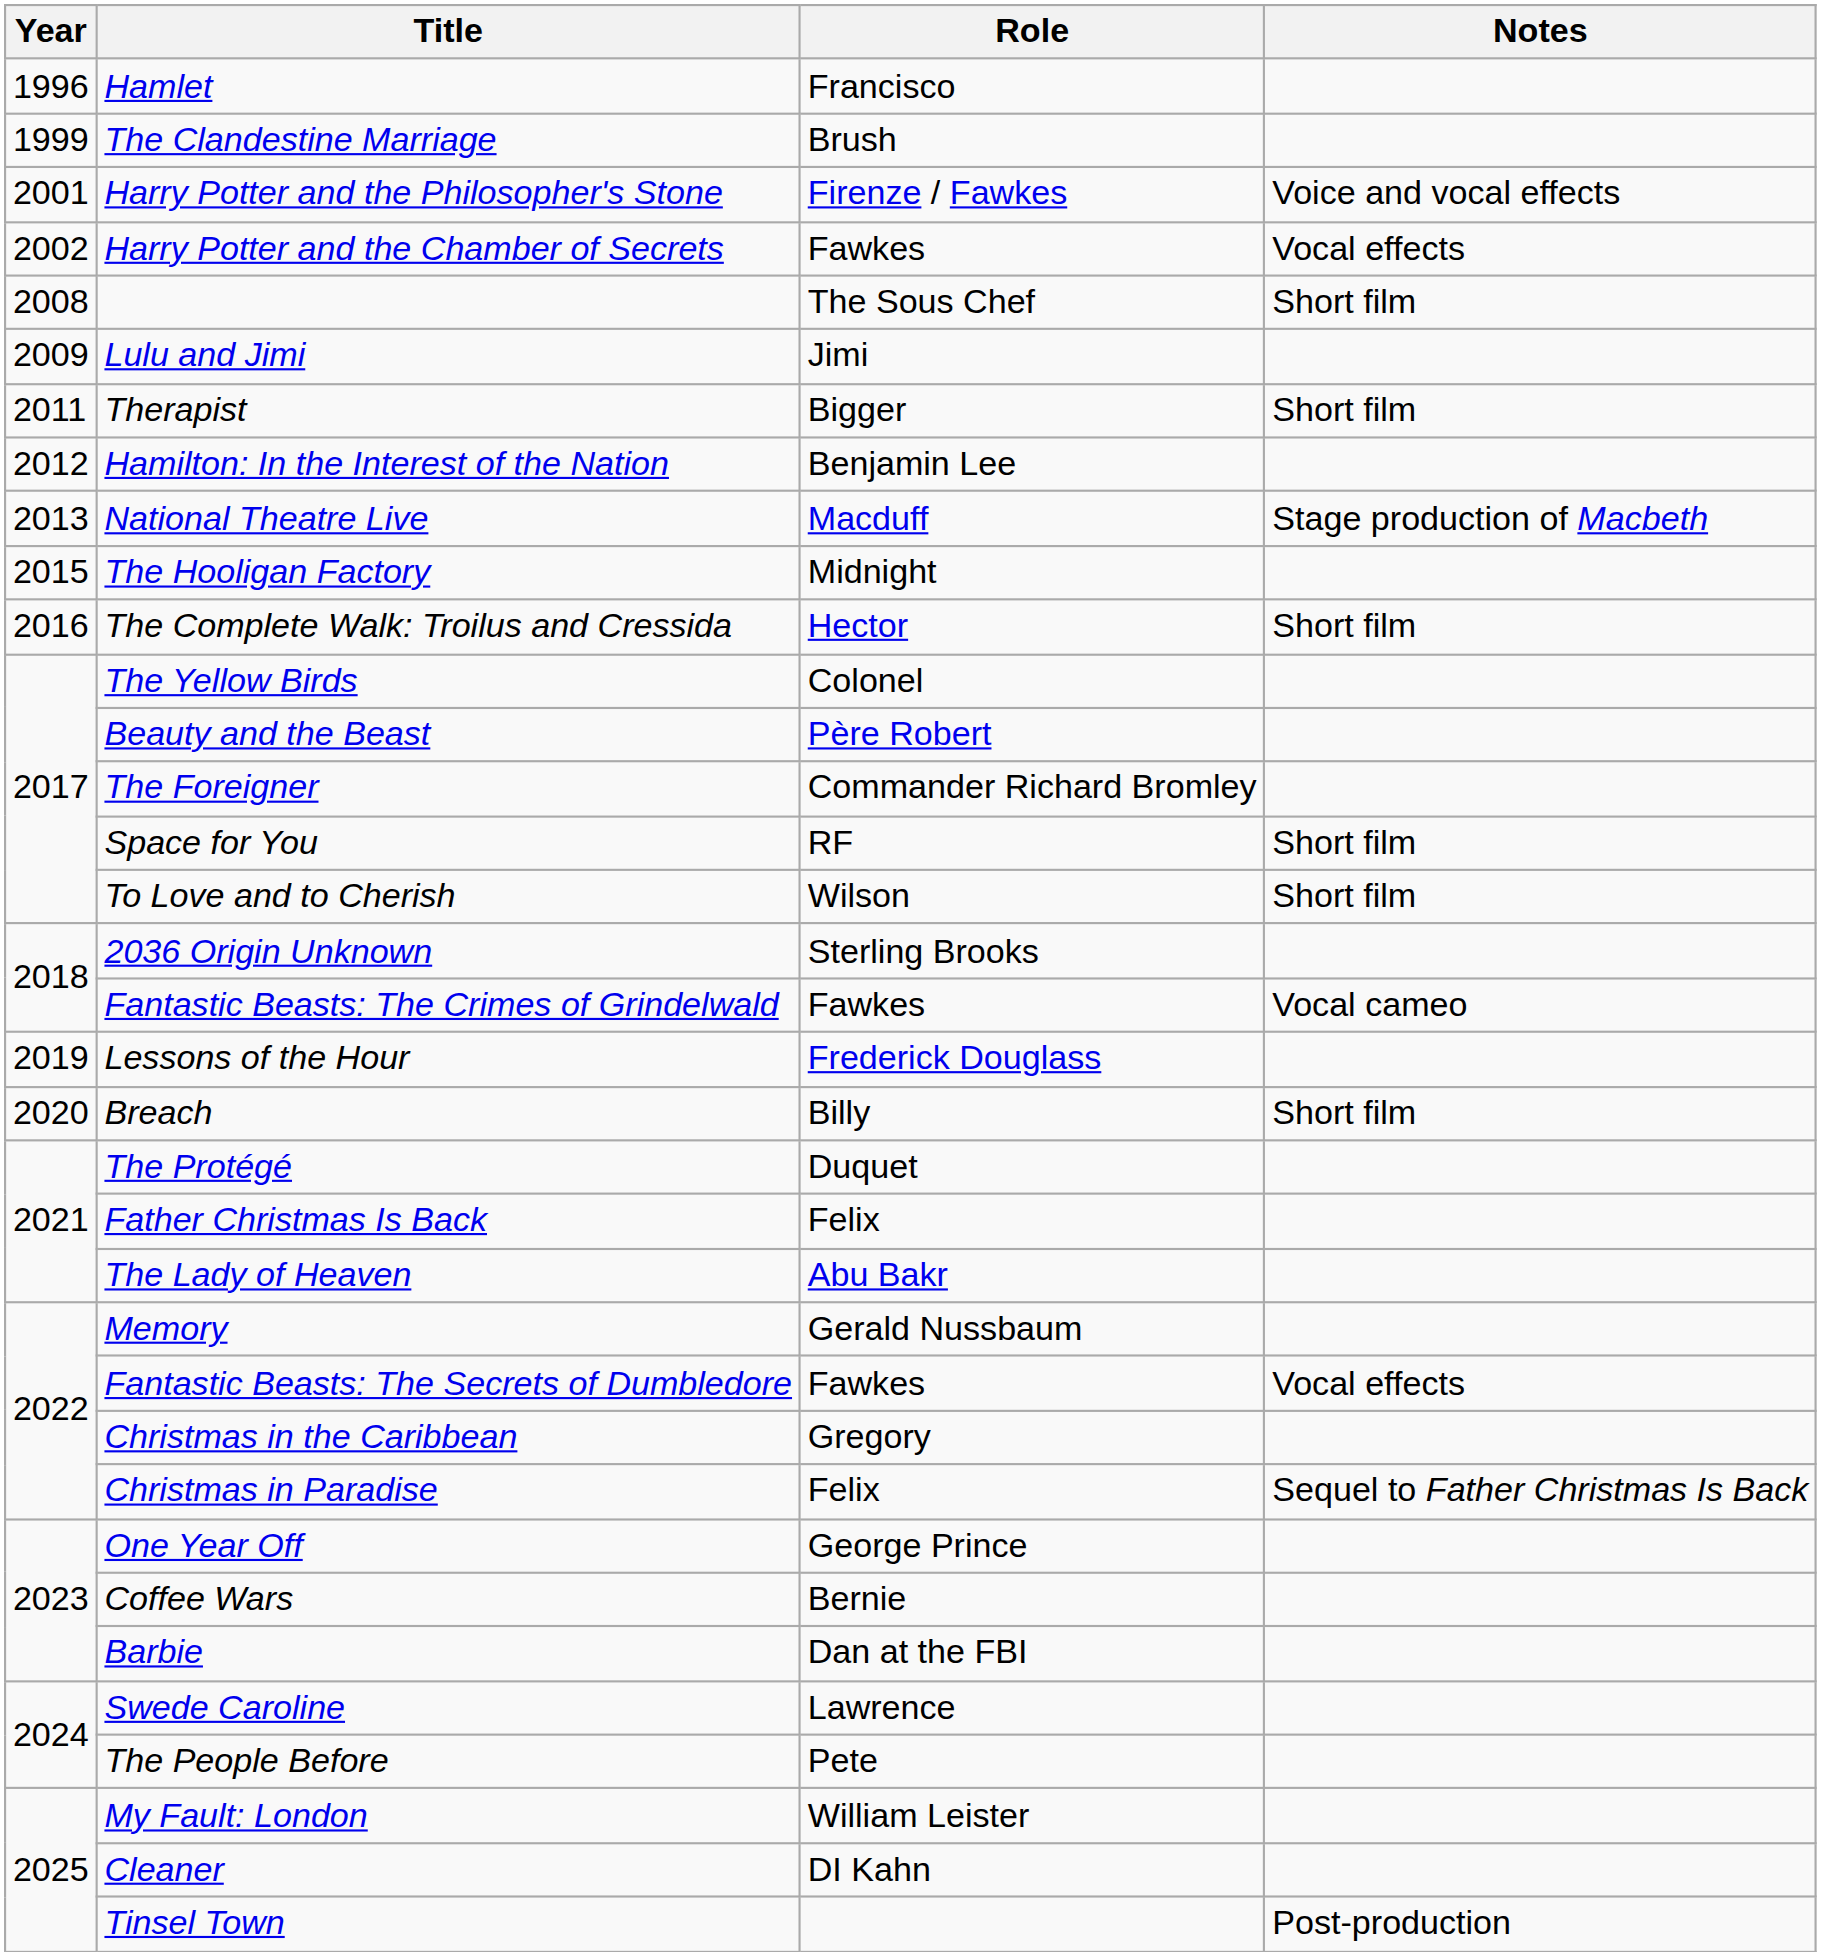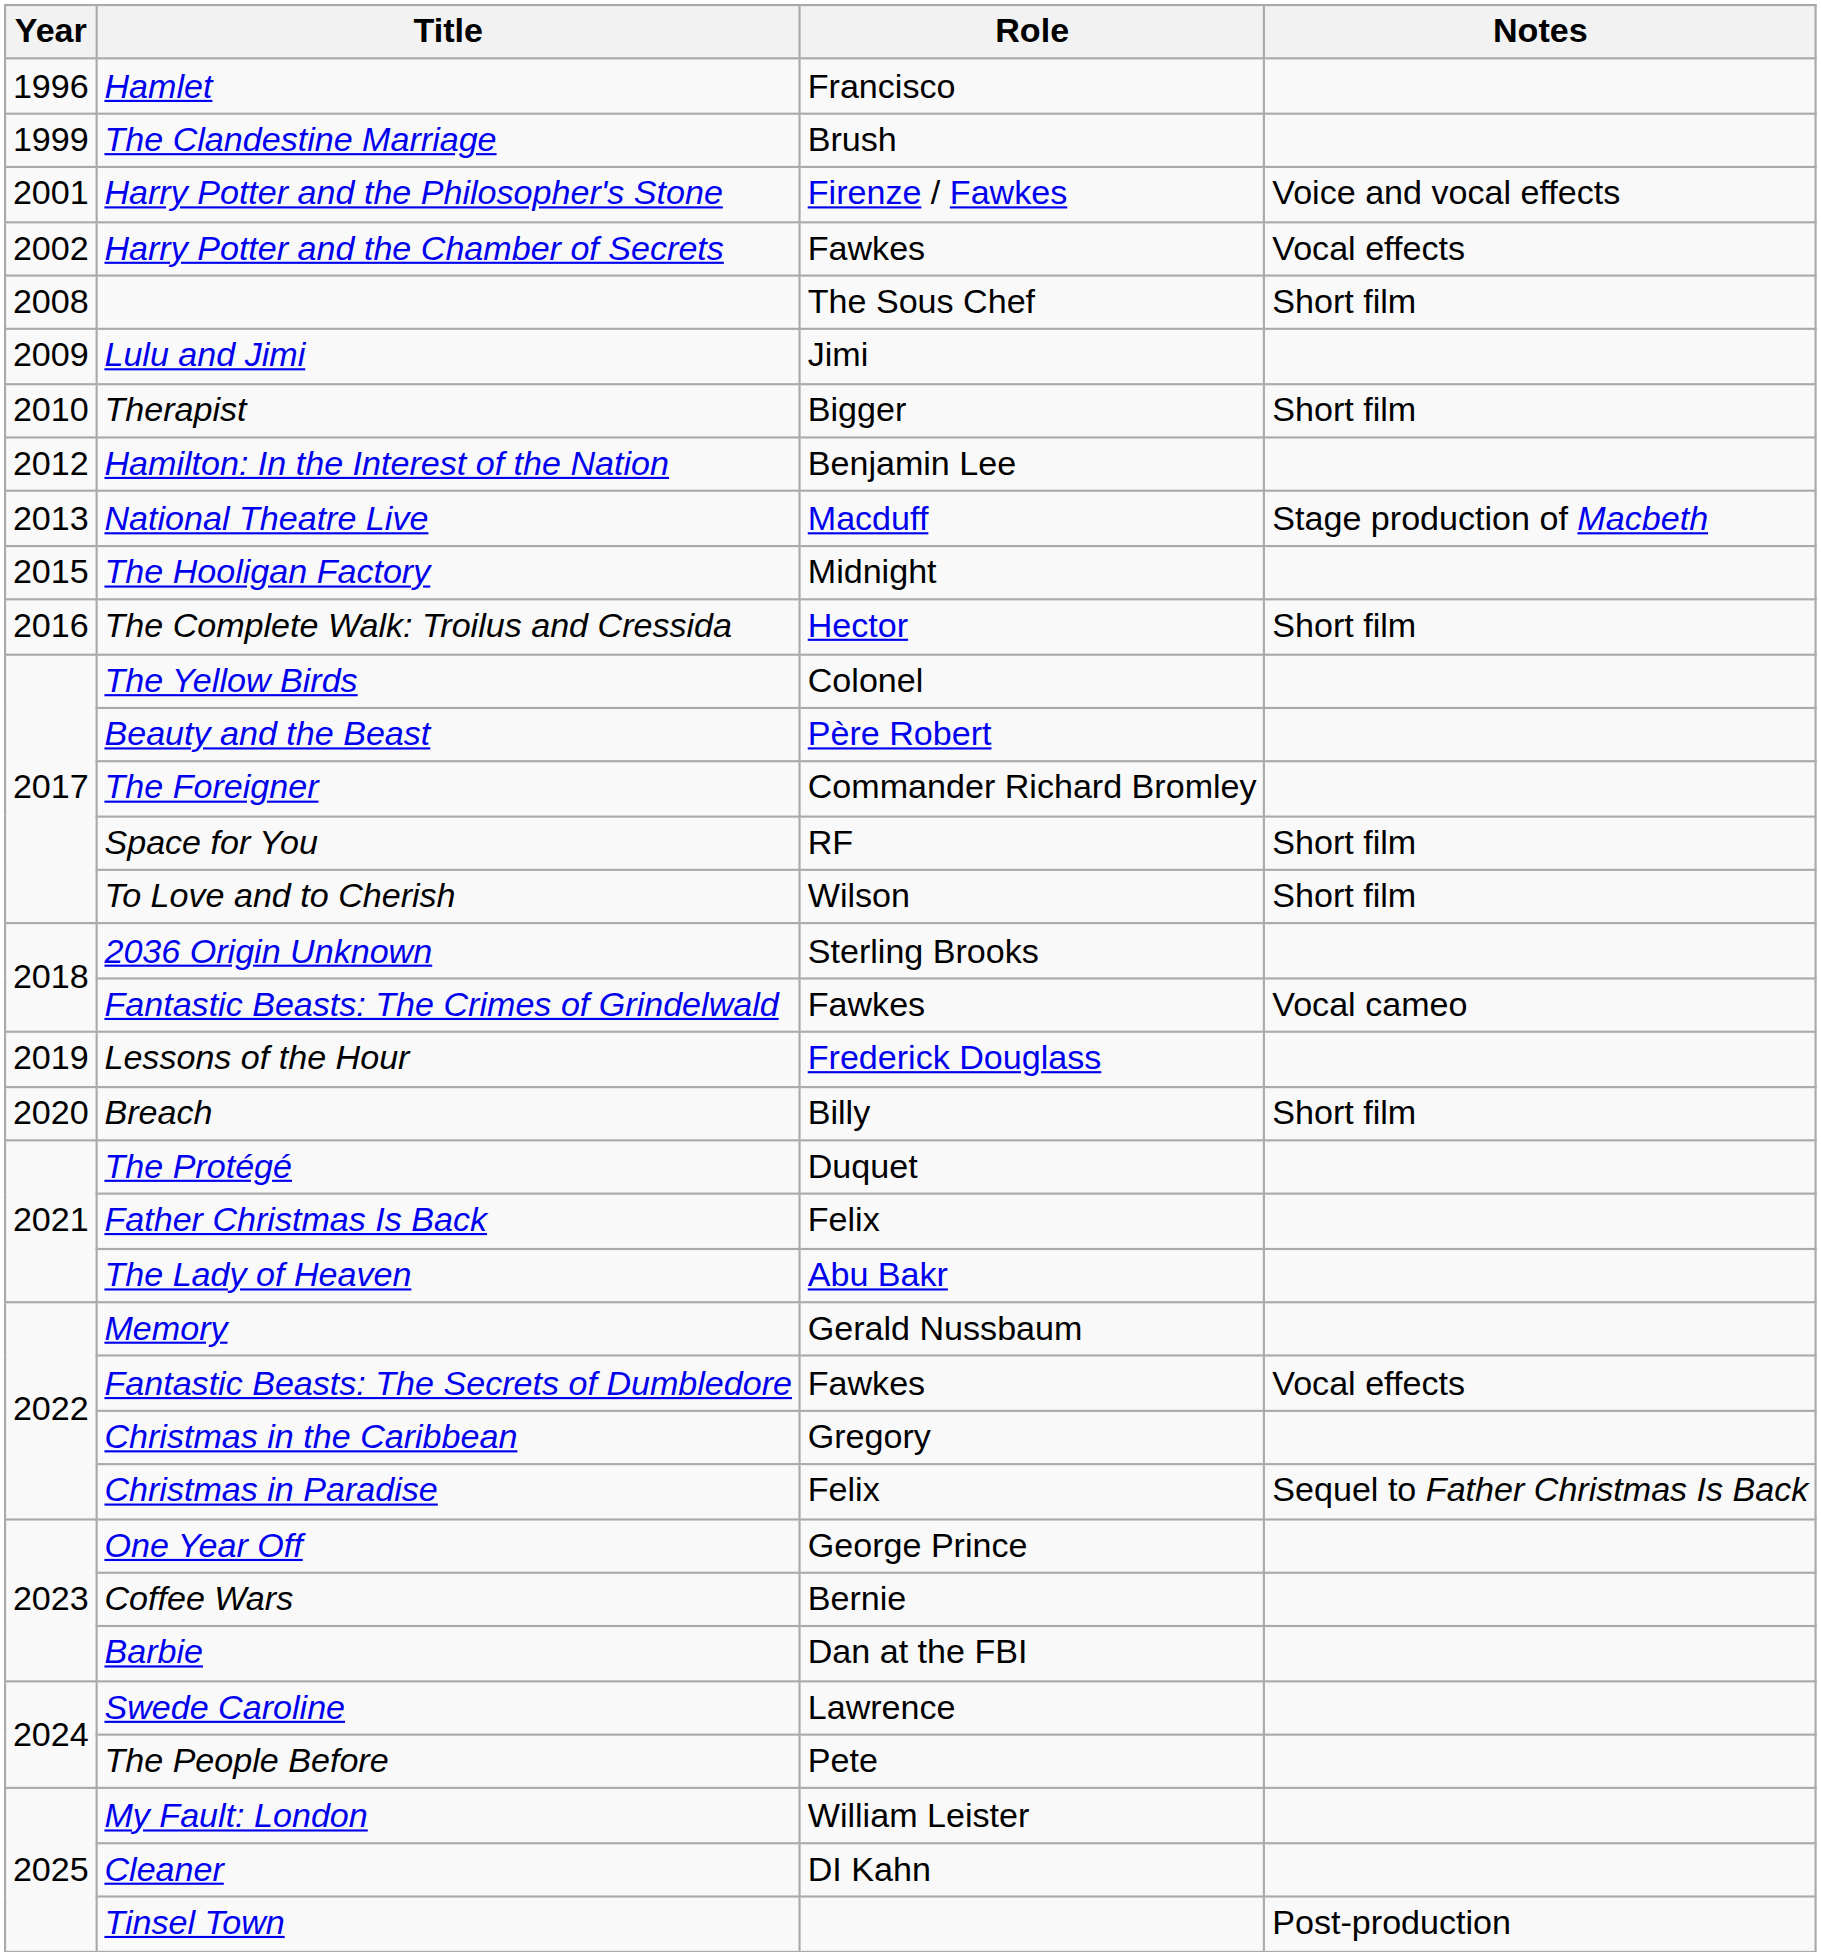(50, 409) 2011 -> (51, 409) 2010
